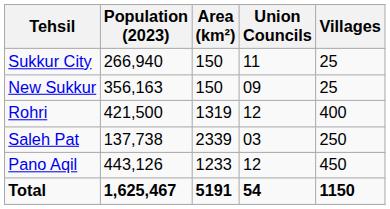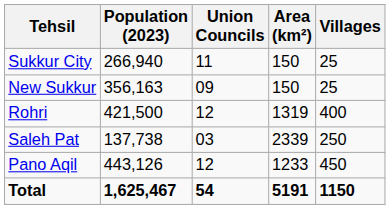columns swapped: (216, 26) <-> (277, 26)
